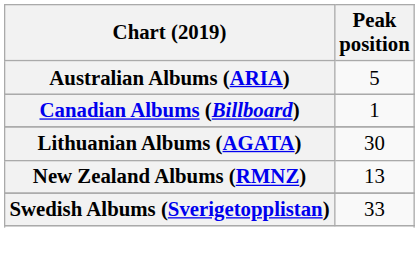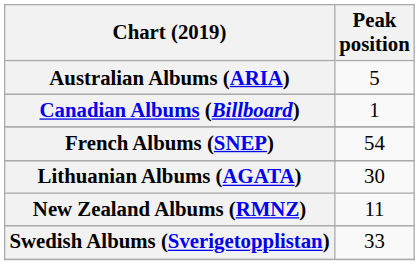+ row: (170, 143)
(374, 176) 13 -> (374, 209) 11
